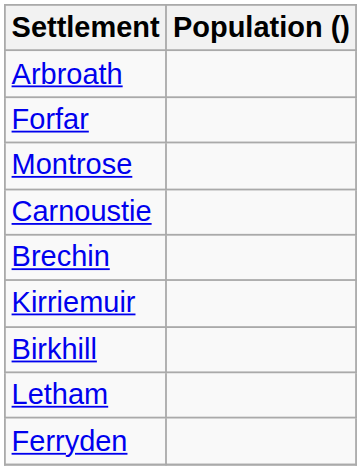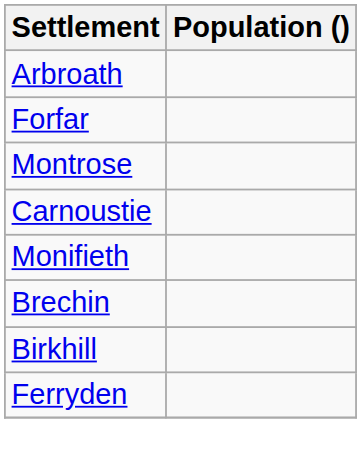+ row: (70, 257)
- row: (74, 303)
- row: (60, 394)
